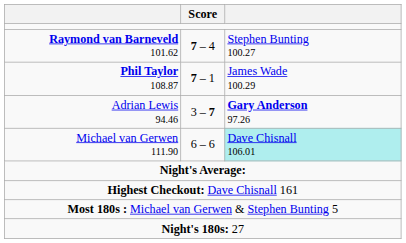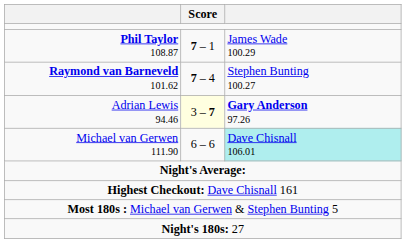rows swapped: (149, 78) <-> (114, 45)
(203, 111) no background -> (203, 111) lightyellow background
